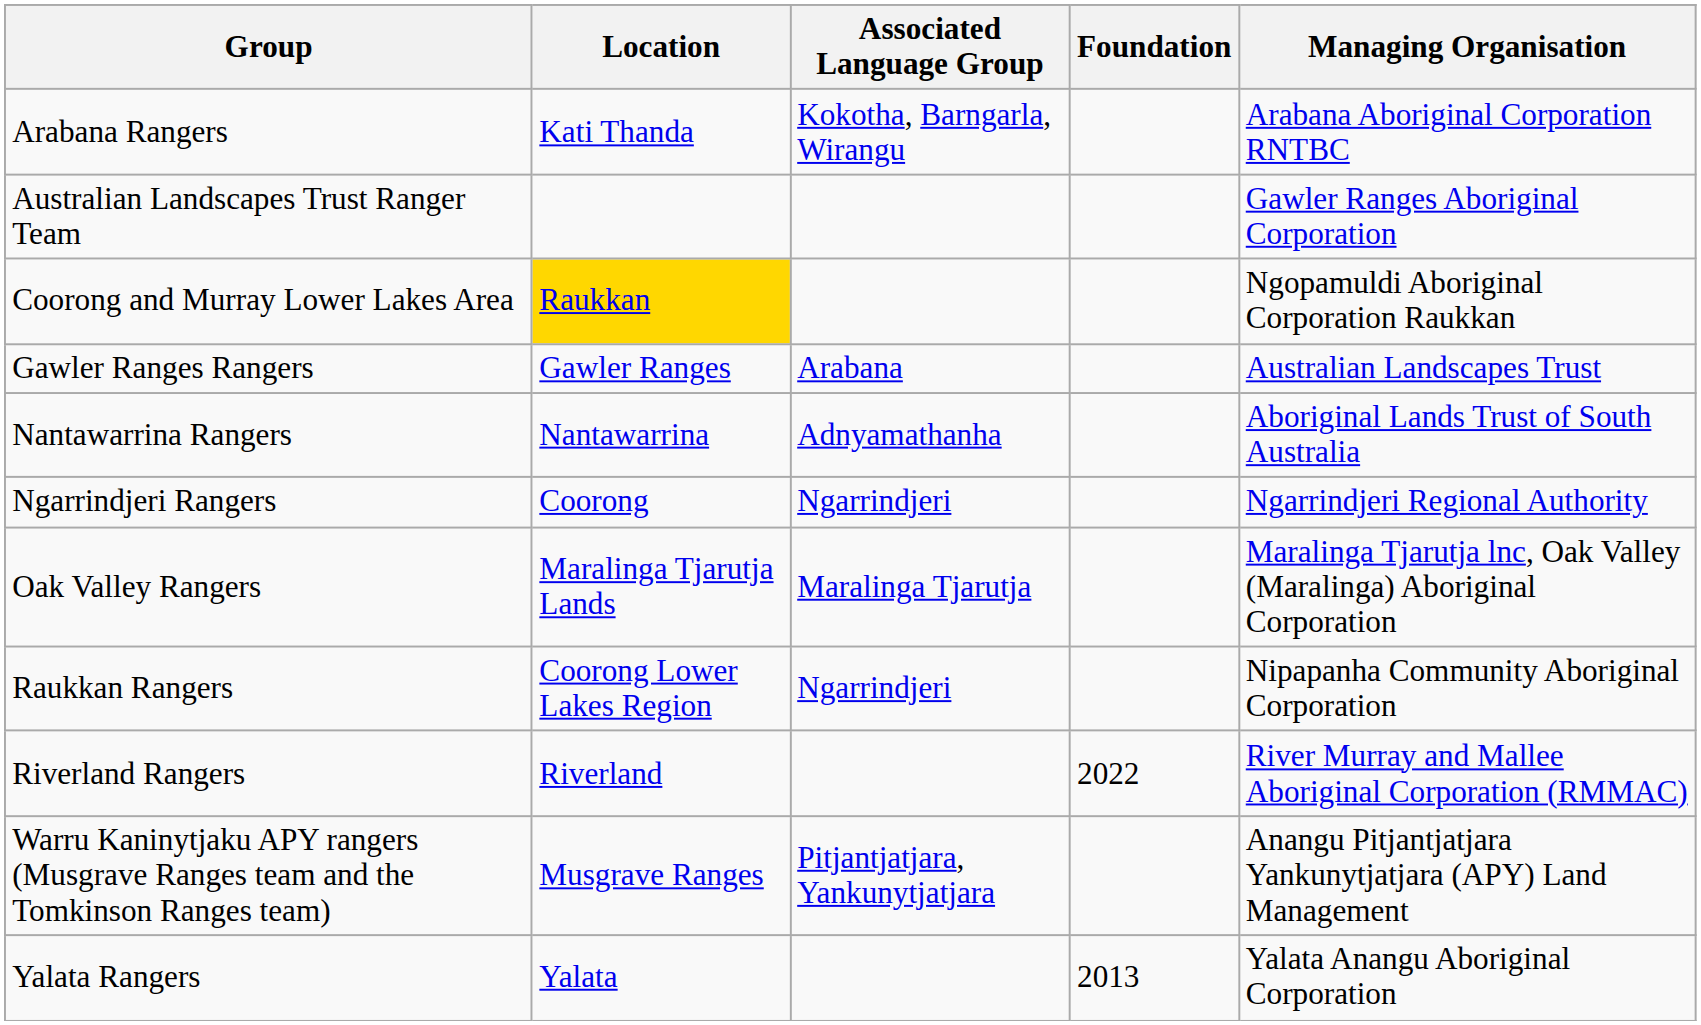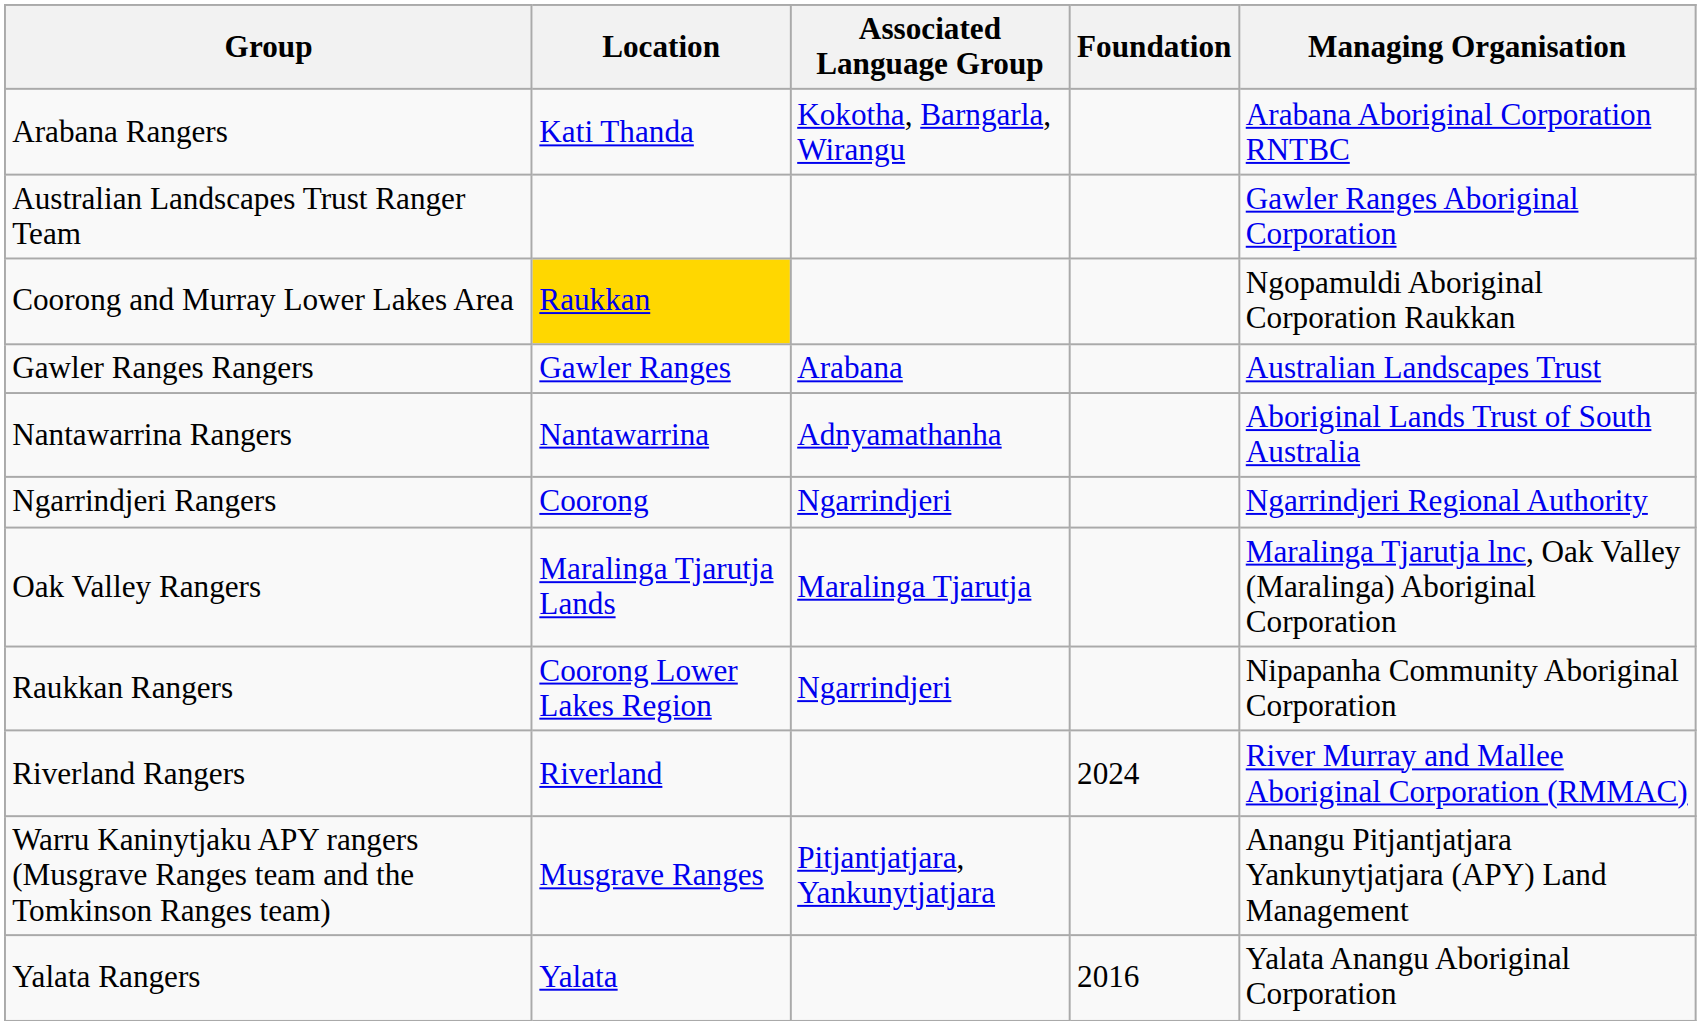(1108, 772) 2022 -> (1108, 772) 2024
(1108, 977) 2013 -> (1108, 977) 2016
